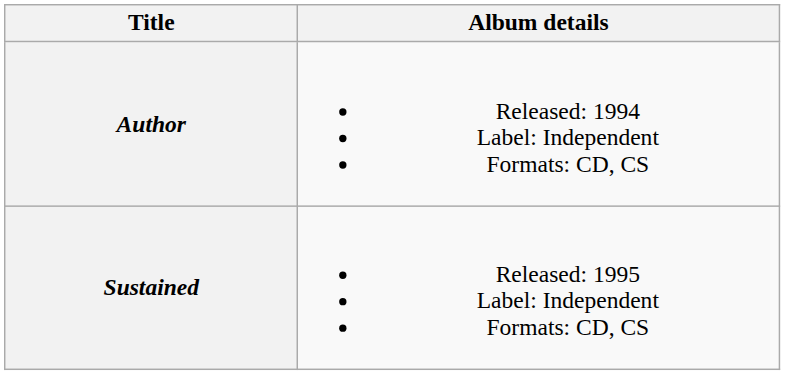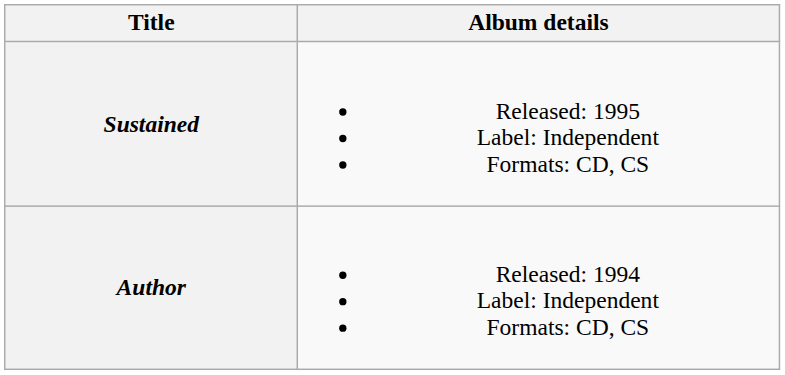rows swapped: (151, 123) <-> (151, 287)
